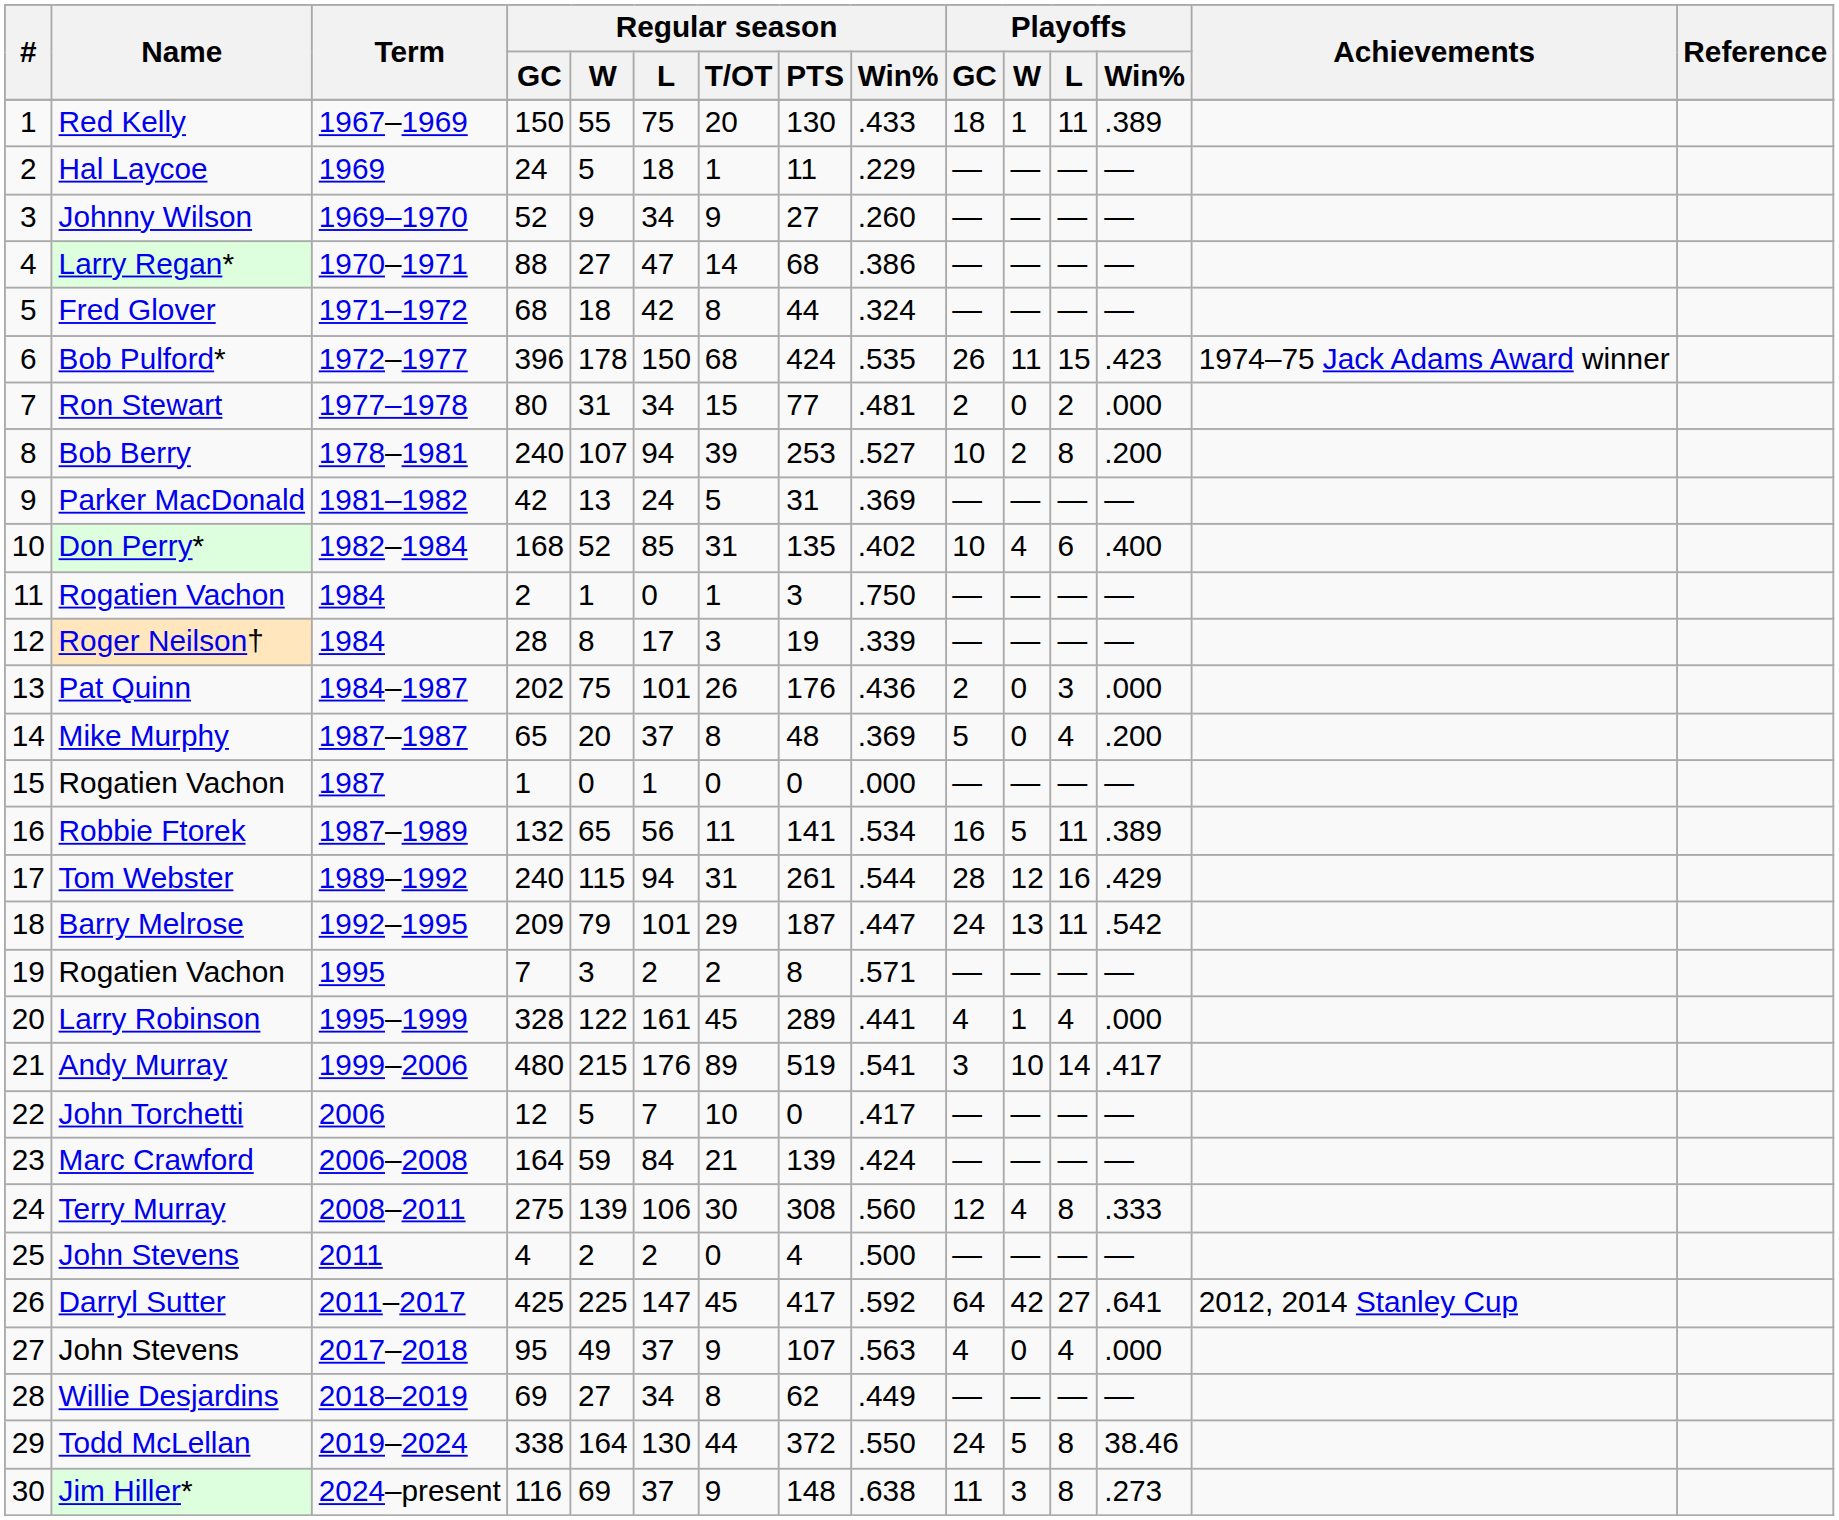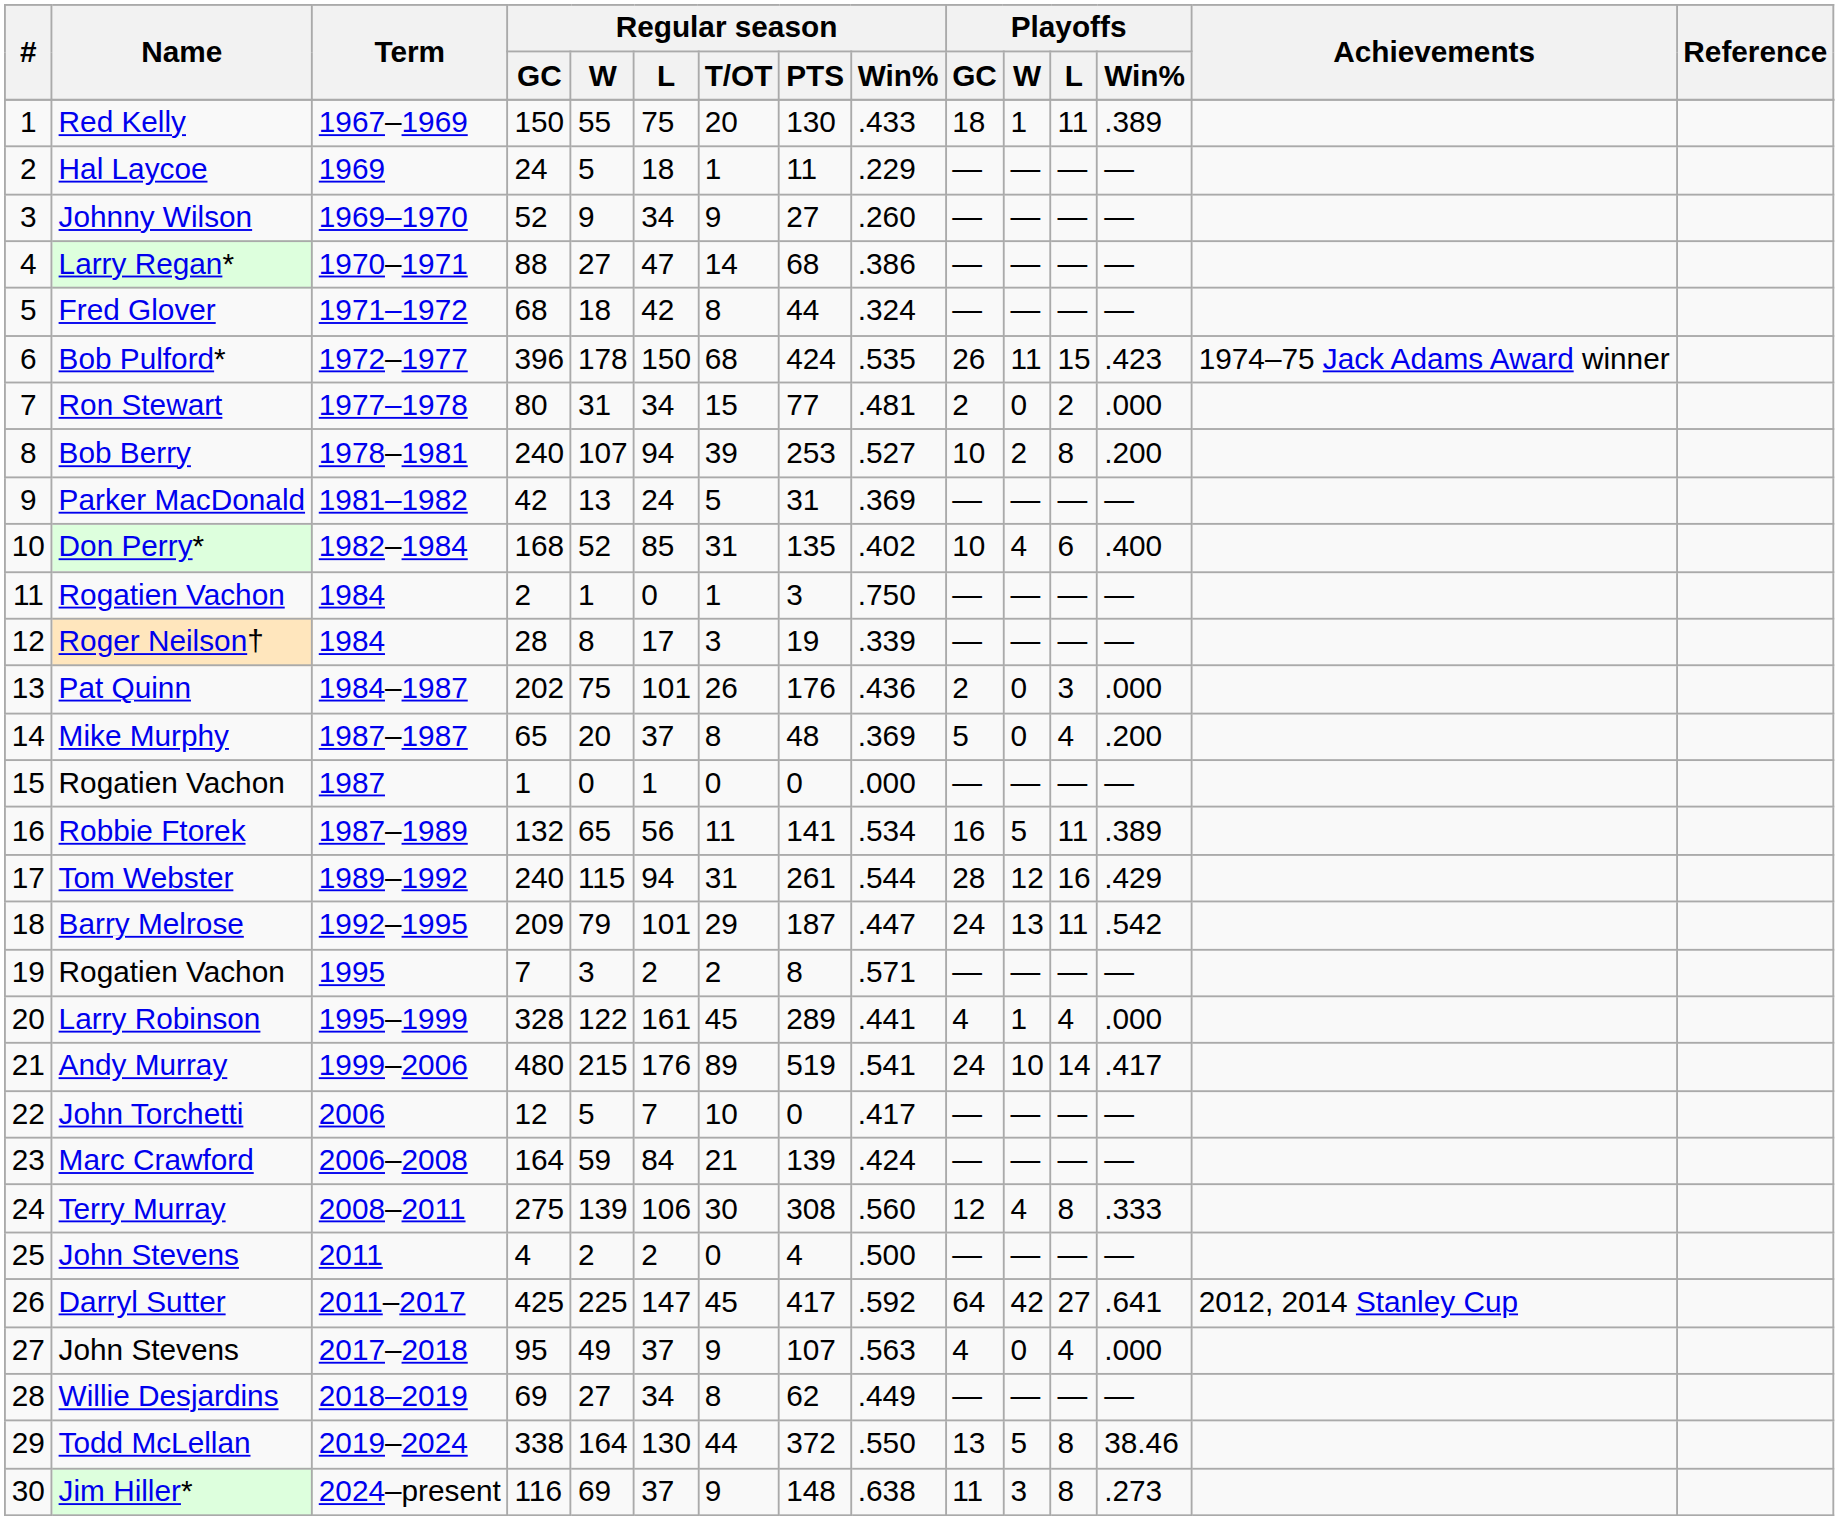(961, 1066) 3 -> (969, 1066) 24
(969, 1444) 24 -> (969, 1444) 13
